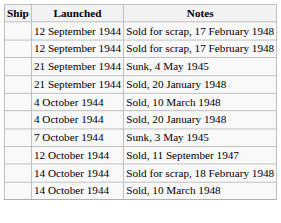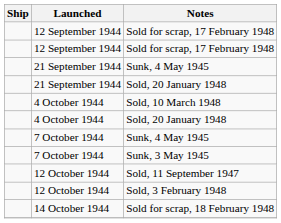+ row: (69, 137)
+ row: (72, 191)
- row: (72, 191)
